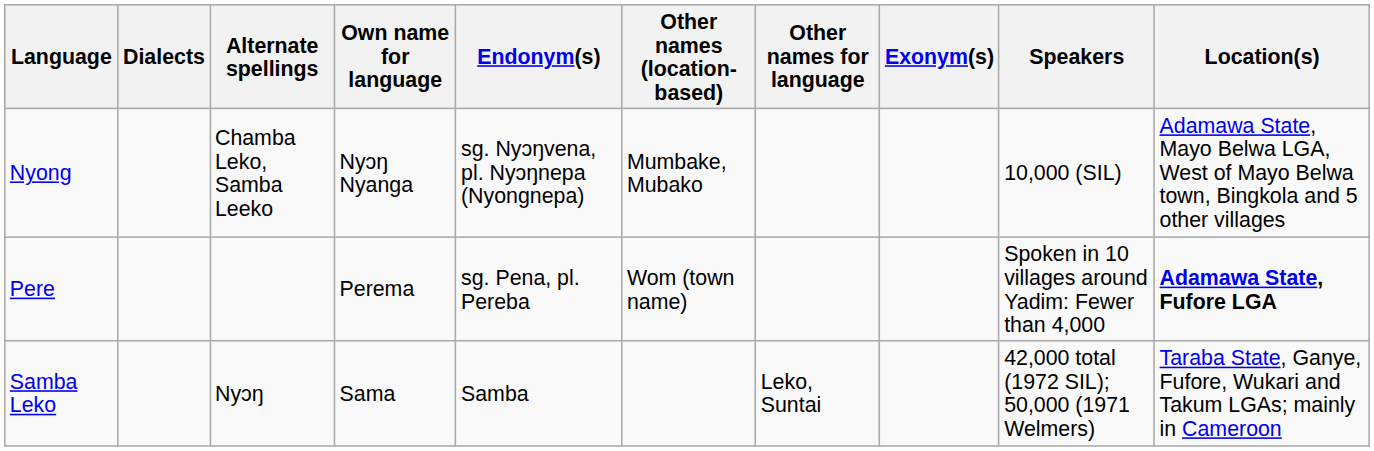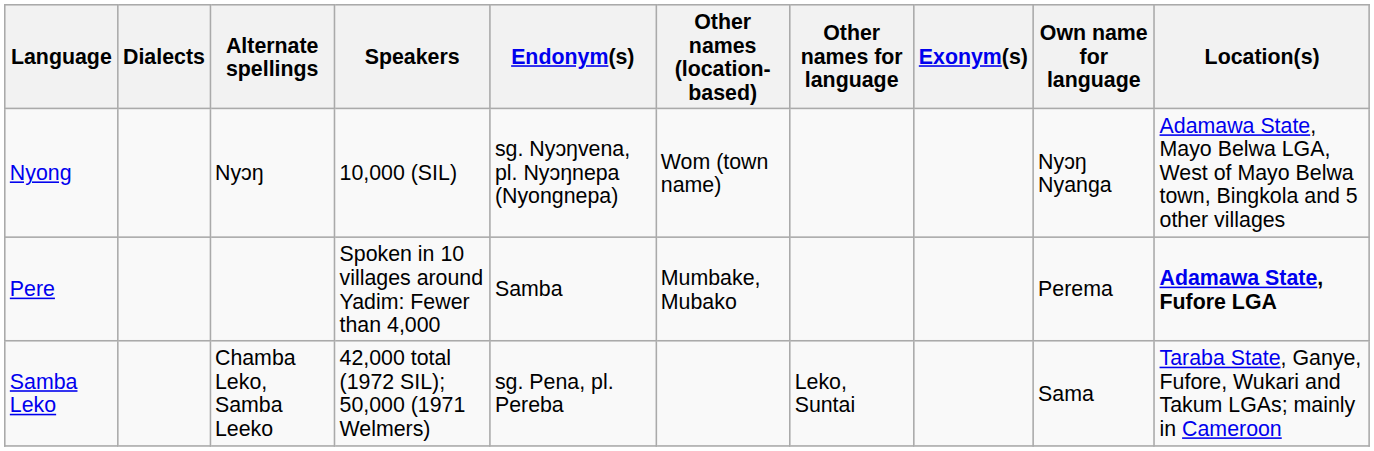columns swapped: (395, 57) <-> (1077, 57)
(255, 173) Chamba Leko, Samba Leeko -> (239, 173) Nyɔŋ
(677, 173) Mumbake, Mubako -> (715, 173) Wom (town name)
(520, 289) sg. Pena, pl. Pereba -> (529, 289) Samba
(681, 289) Wom (town name) -> (711, 289) Mumbake, Mubako
(239, 393) Nyɔŋ -> (255, 393) Chamba Leko, Samba Leeko
(495, 393) Samba -> (554, 393) sg. Pena, pl. Pereba
